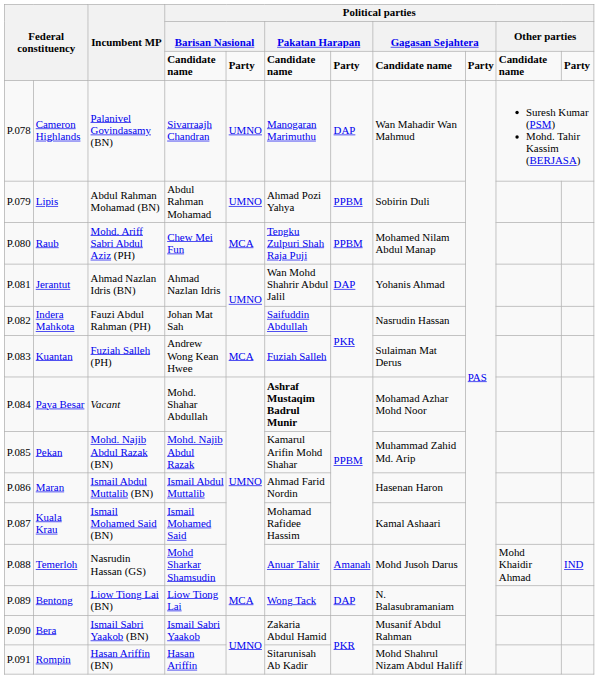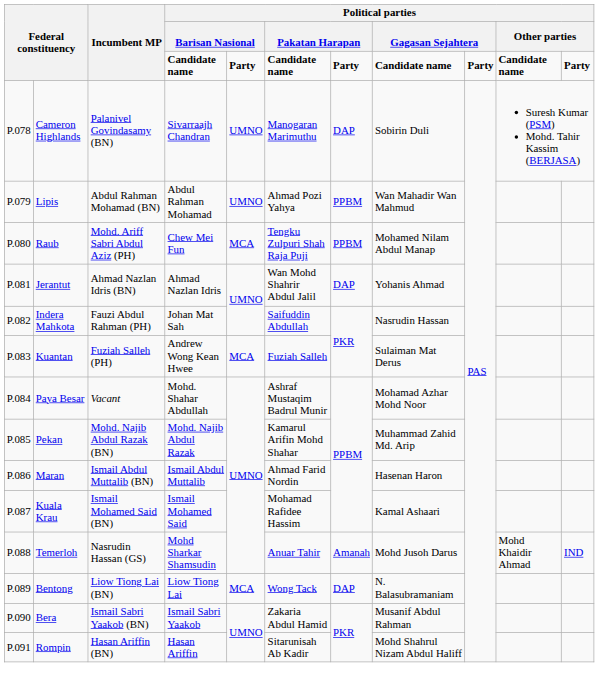(416, 130) Wan Mahadir Wan Mahmud -> (402, 130) Sobirin Duli
(403, 201) Sobirin Duli -> (416, 201) Wan Mahadir Wan Mahmud
(291, 404) bold -> (297, 398) normal
